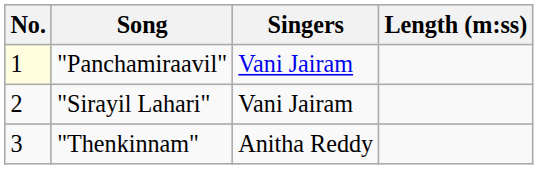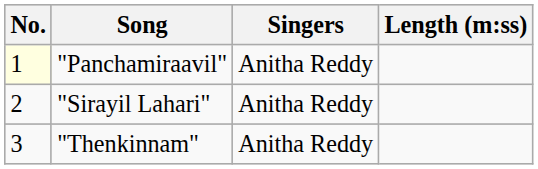(296, 64) Vani Jairam -> (306, 64) Anitha Reddy
(296, 104) Vani Jairam -> (306, 104) Anitha Reddy
